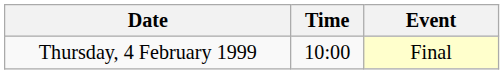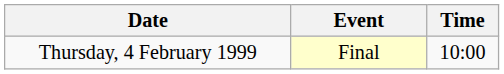columns swapped: (327, 20) <-> (431, 20)
